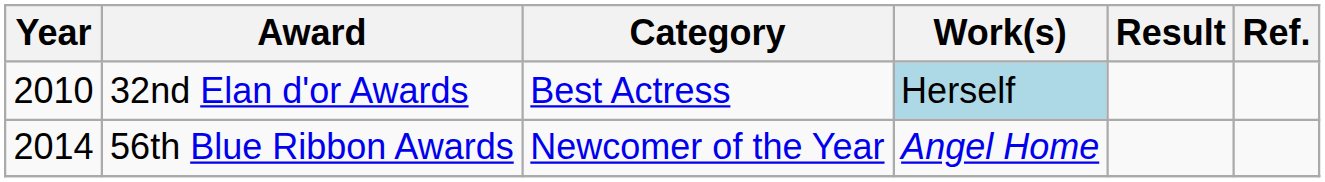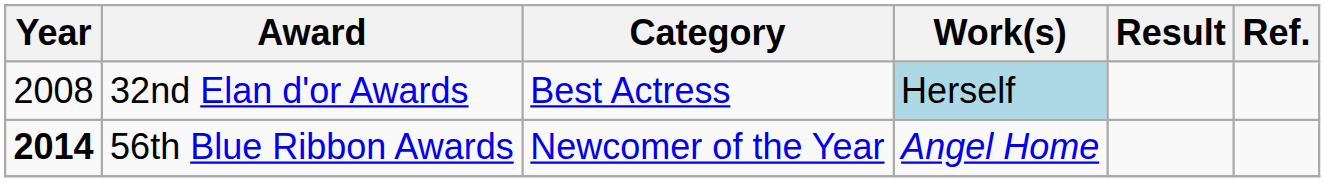(53, 90) 2010 -> (53, 90) 2008
(53, 147) normal -> (53, 147) bold
